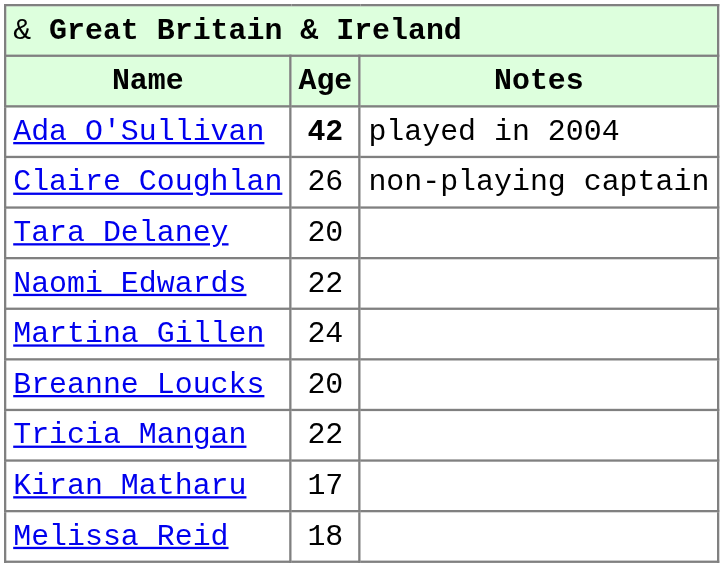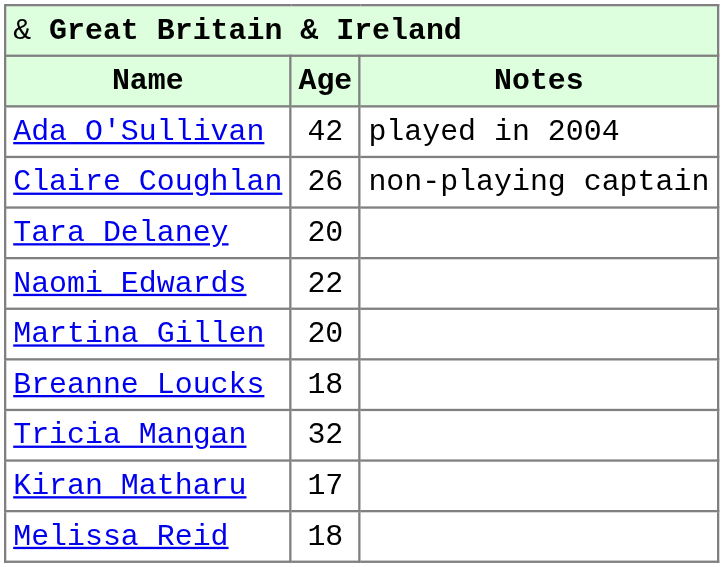(325, 132) bold -> (325, 132) normal
(325, 334) 24 -> (325, 334) 20
(325, 385) 20 -> (325, 385) 18
(325, 435) 22 -> (325, 435) 32
